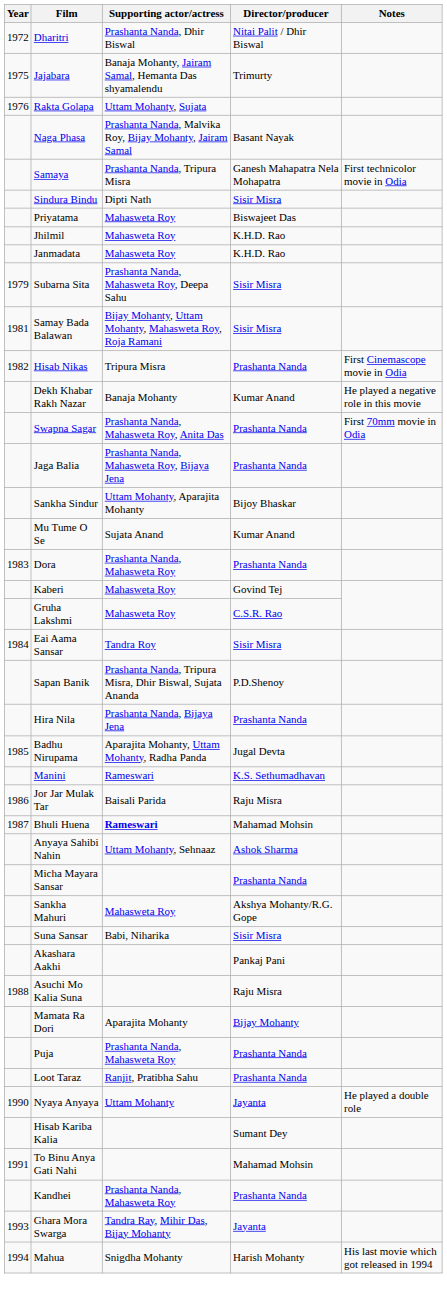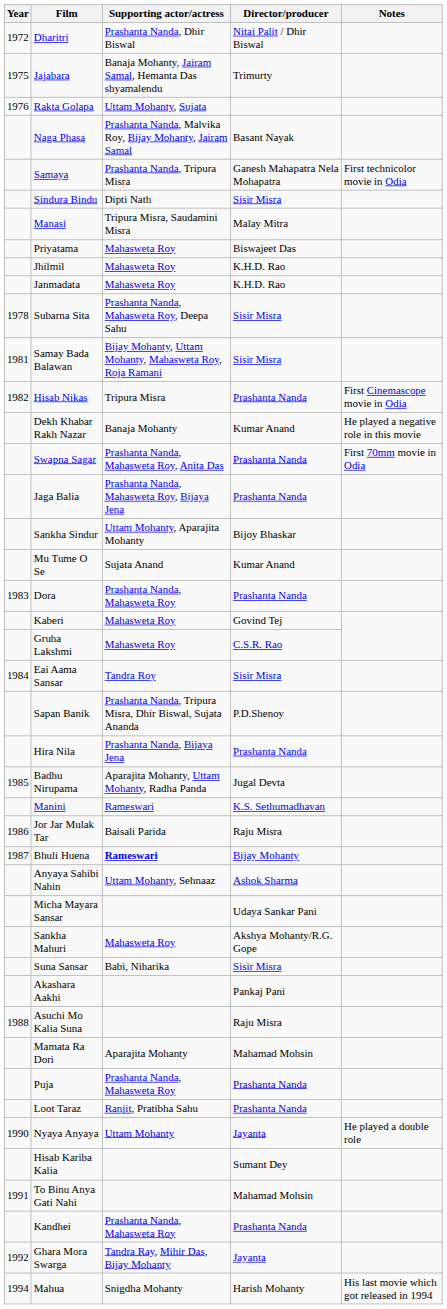+ row: (50, 224)
(18, 284) 1979 -> (18, 315) 1978
(273, 824) Mahamad Mohsin -> (266, 855) Bijay Mohanty
(270, 880) Prashanta Nanda -> (275, 911) Udaya Sankar Pani
(266, 1022) Bijay Mohanty -> (273, 1053) Mahamad Mohsin
(18, 1226) 1993 -> (18, 1257) 1992
